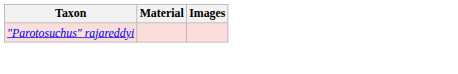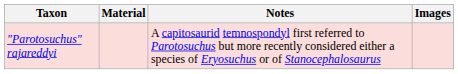+ column: (280, 13)
